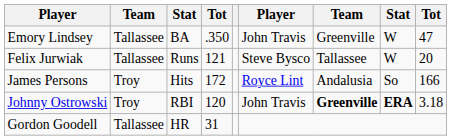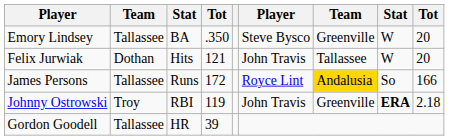(274, 37) John Travis -> (276, 37) Steve Bysco
(426, 37) 47 -> (423, 37) 20
(139, 59) Tallassee -> (134, 59) Dothan
(184, 59) Runs -> (182, 59) Hits
(276, 59) Steve Bysco -> (274, 59) John Travis
(127, 80) Troy -> (139, 80) Tallassee
(182, 80) Hits -> (184, 80) Runs
(344, 80) no background -> (344, 80) gold background
(215, 102) 120 -> (215, 102) 119
(347, 102) bold -> (345, 102) normal
(431, 102) 3.18 -> (428, 102) 2.18
(212, 124) 31 -> (212, 124) 39
